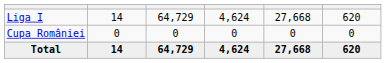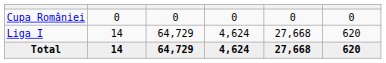rows swapped: (25, 17) <-> (46, 34)
